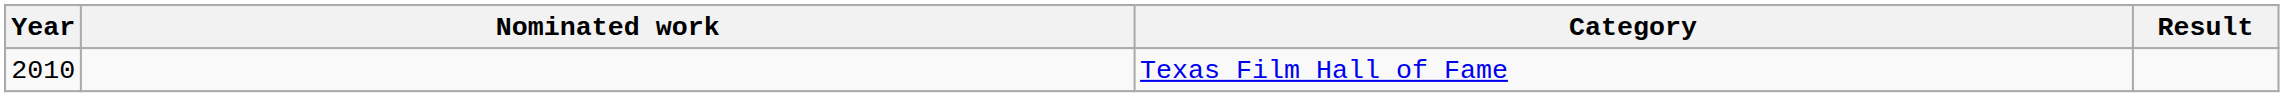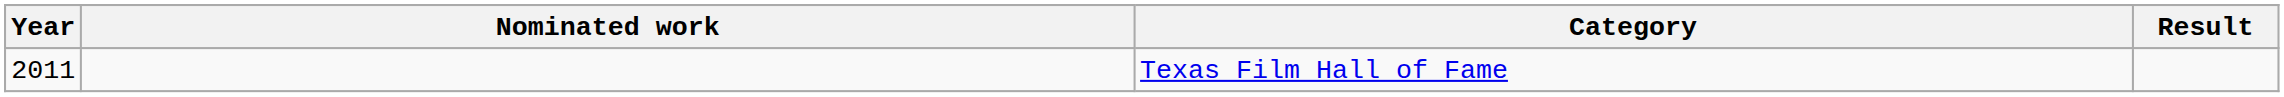(43, 70) 2010 -> (43, 70) 2011
